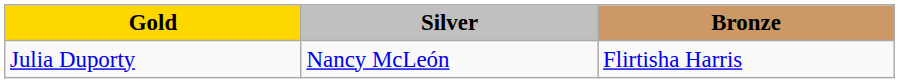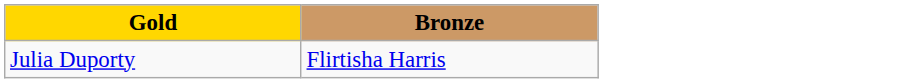- column: (450, 22)
